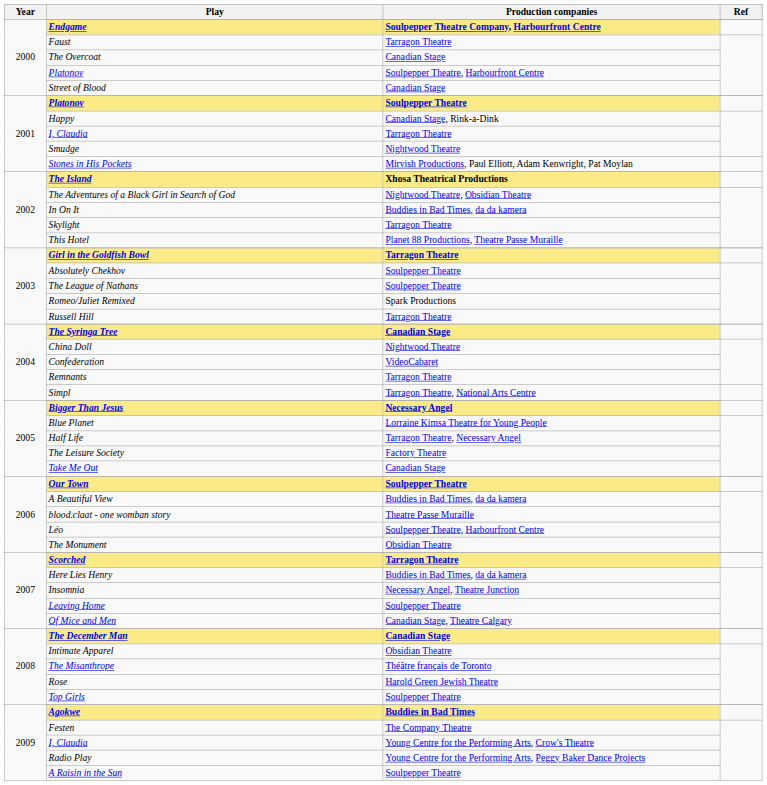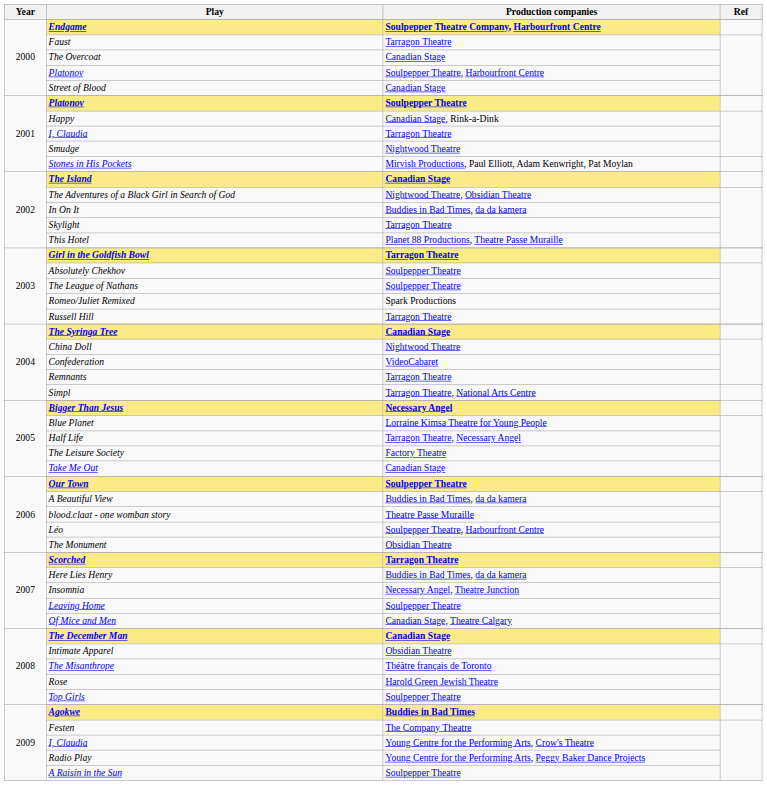(447, 179) Xhosa Theatrical Productions -> (418, 179) Canadian Stage
